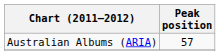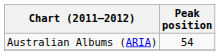(187, 42) 57 -> (187, 42) 54
